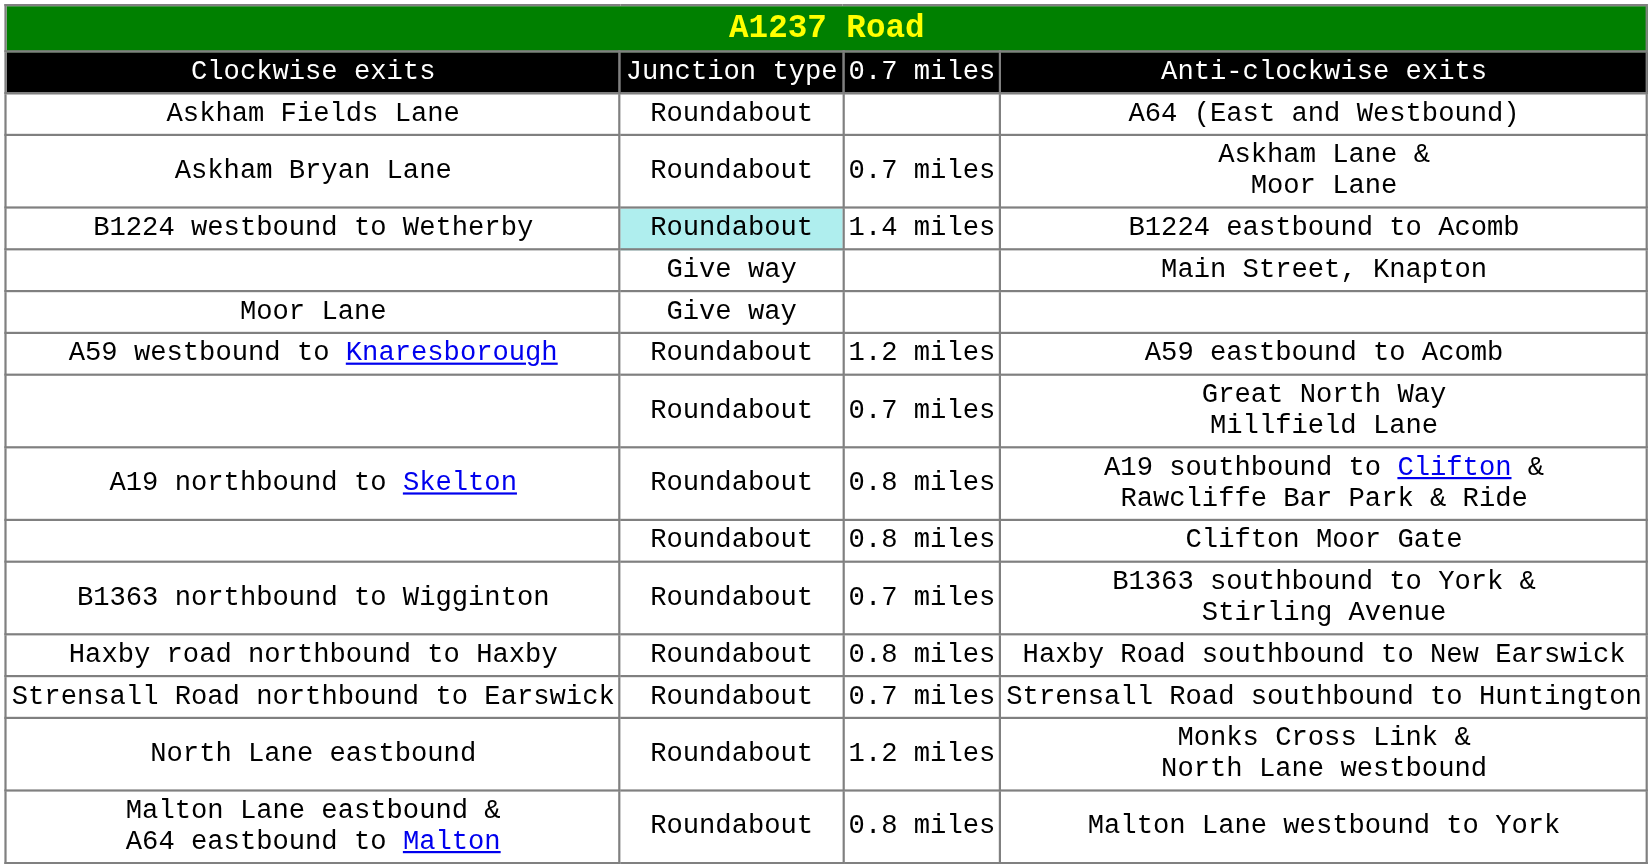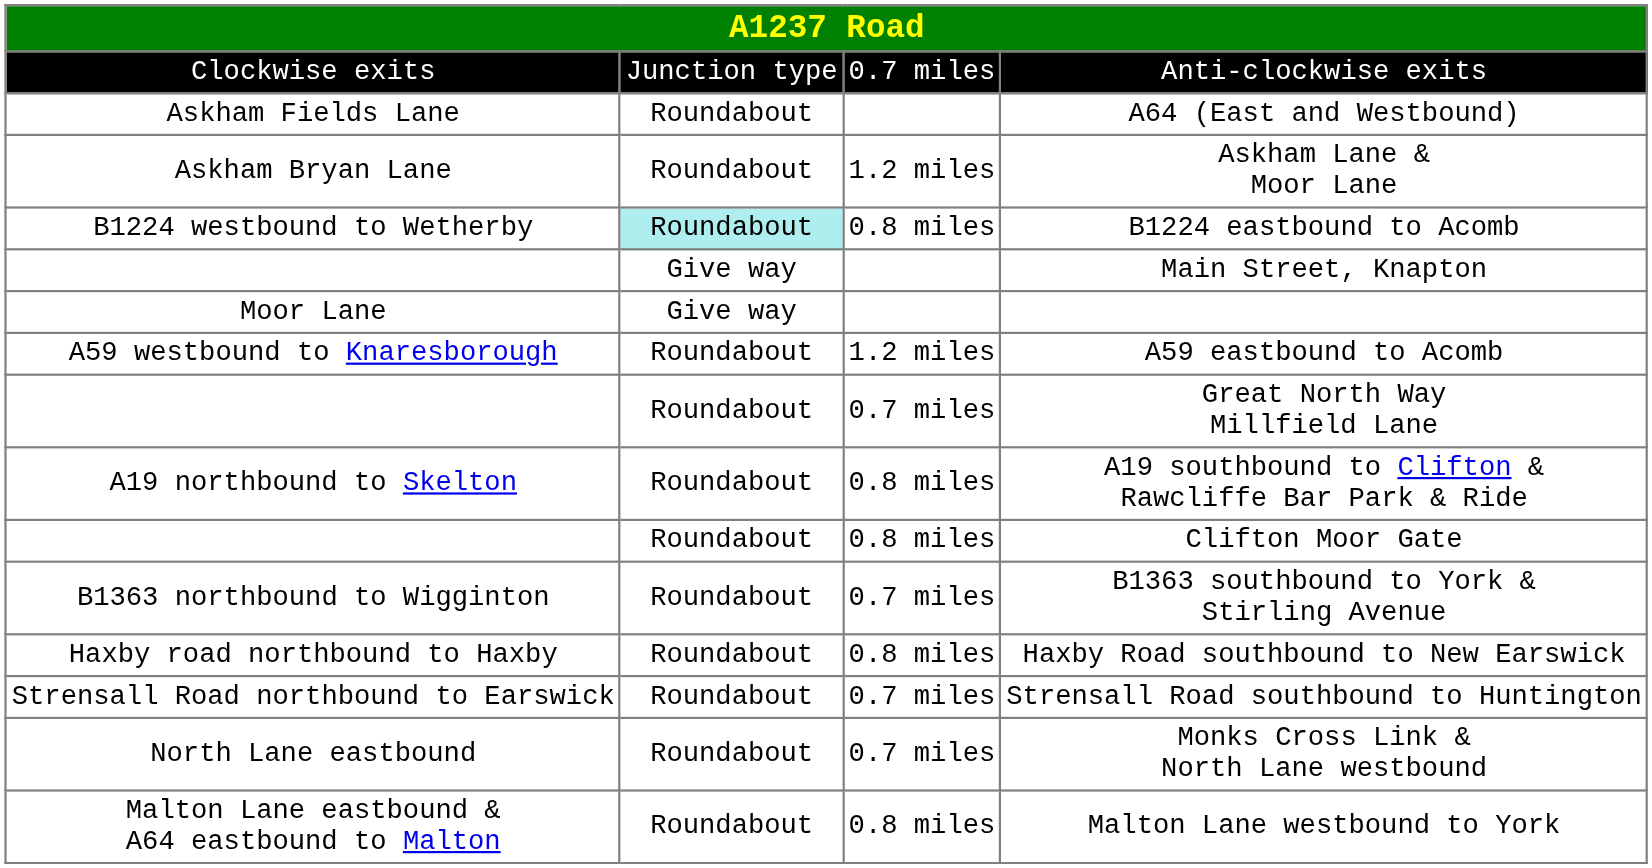(922, 171) 0.7 miles -> (922, 171) 1.2 miles
(922, 228) 1.4 miles -> (922, 228) 0.8 miles
(922, 754) 1.2 miles -> (922, 754) 0.7 miles
